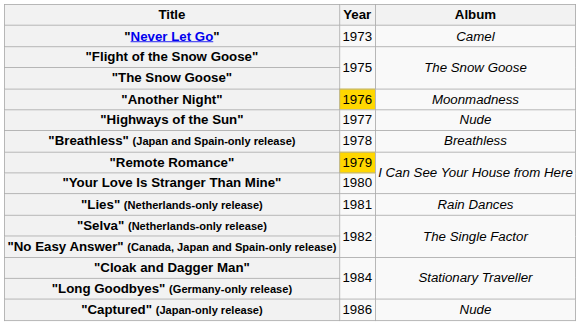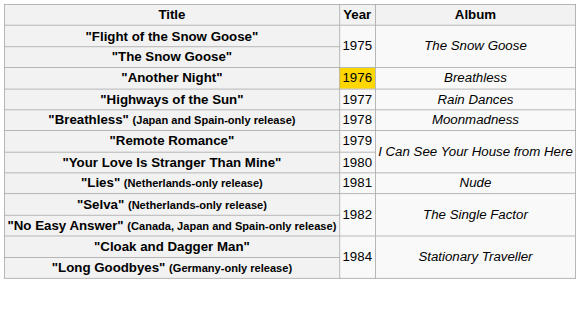- row: (172, 36)
(475, 99) Moonmadness -> (475, 78) Breathless
(475, 120) Nude -> (475, 99) Rain Dances
(475, 141) Breathless -> (475, 120) Moonmadness
(357, 162) gold background -> (357, 141) no background
(475, 204) Rain Dances -> (475, 183) Nude
- row: (172, 309)
